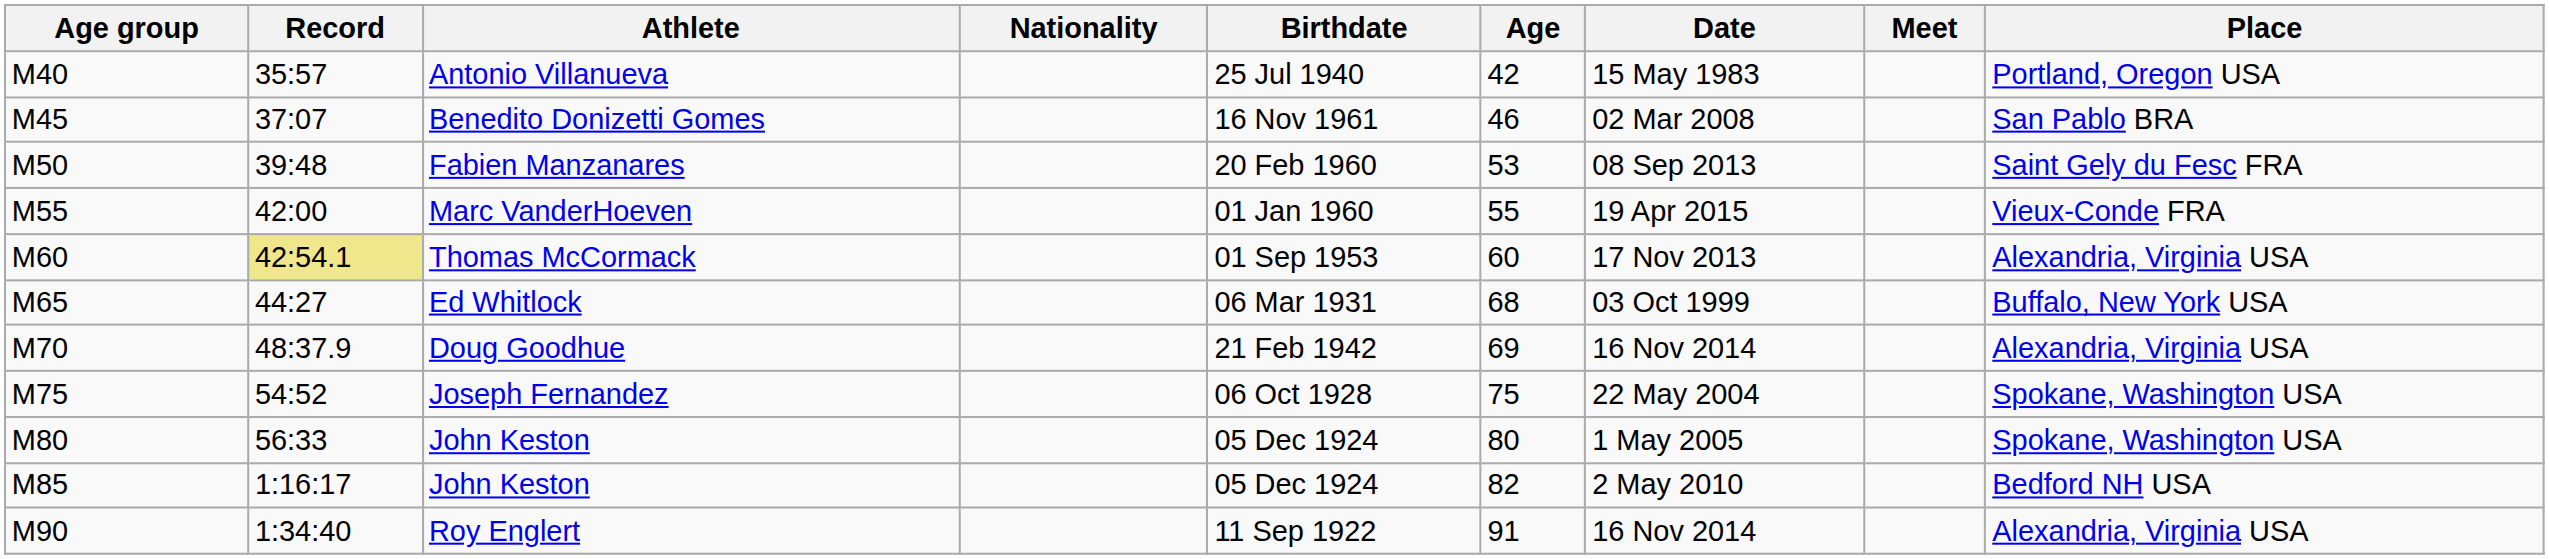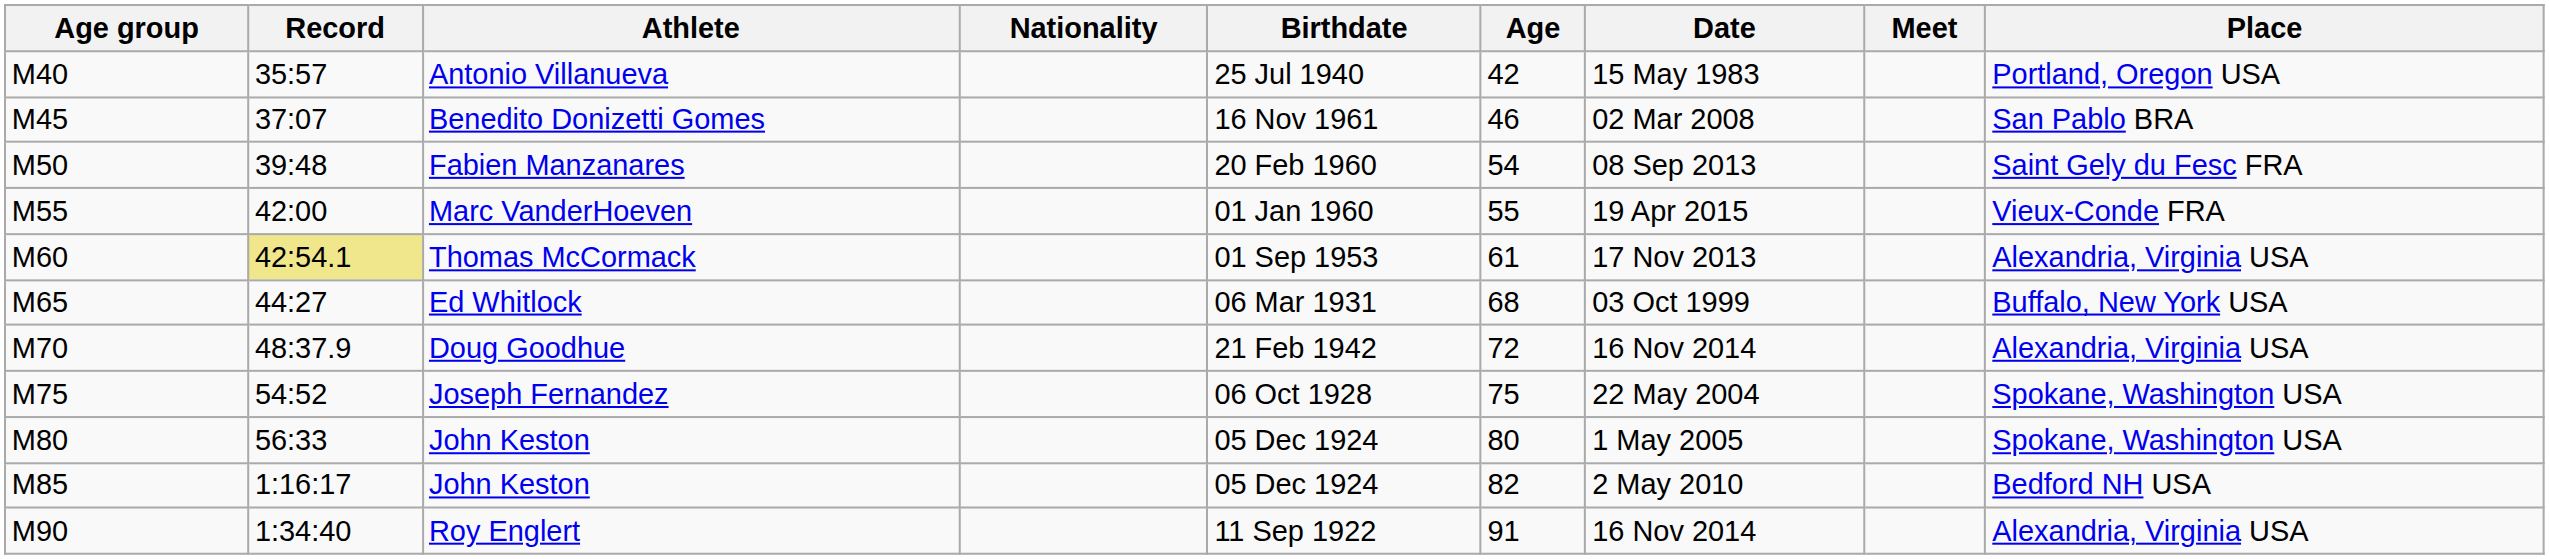(1504, 165) 53 -> (1504, 165) 54
(1504, 257) 60 -> (1504, 257) 61
(1504, 348) 69 -> (1504, 348) 72
